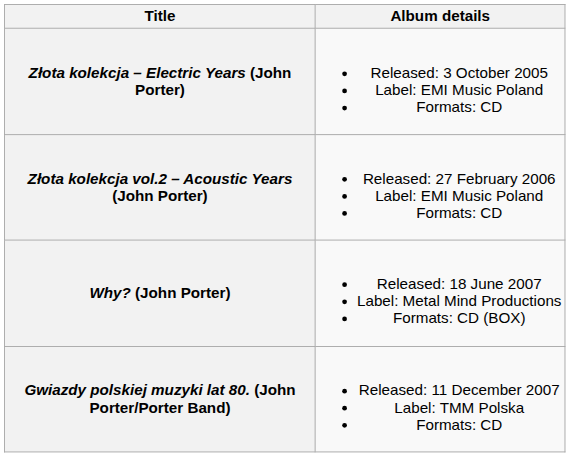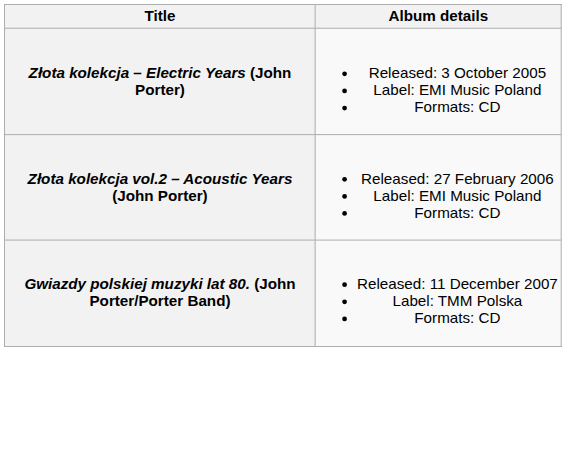- row: (160, 293)
